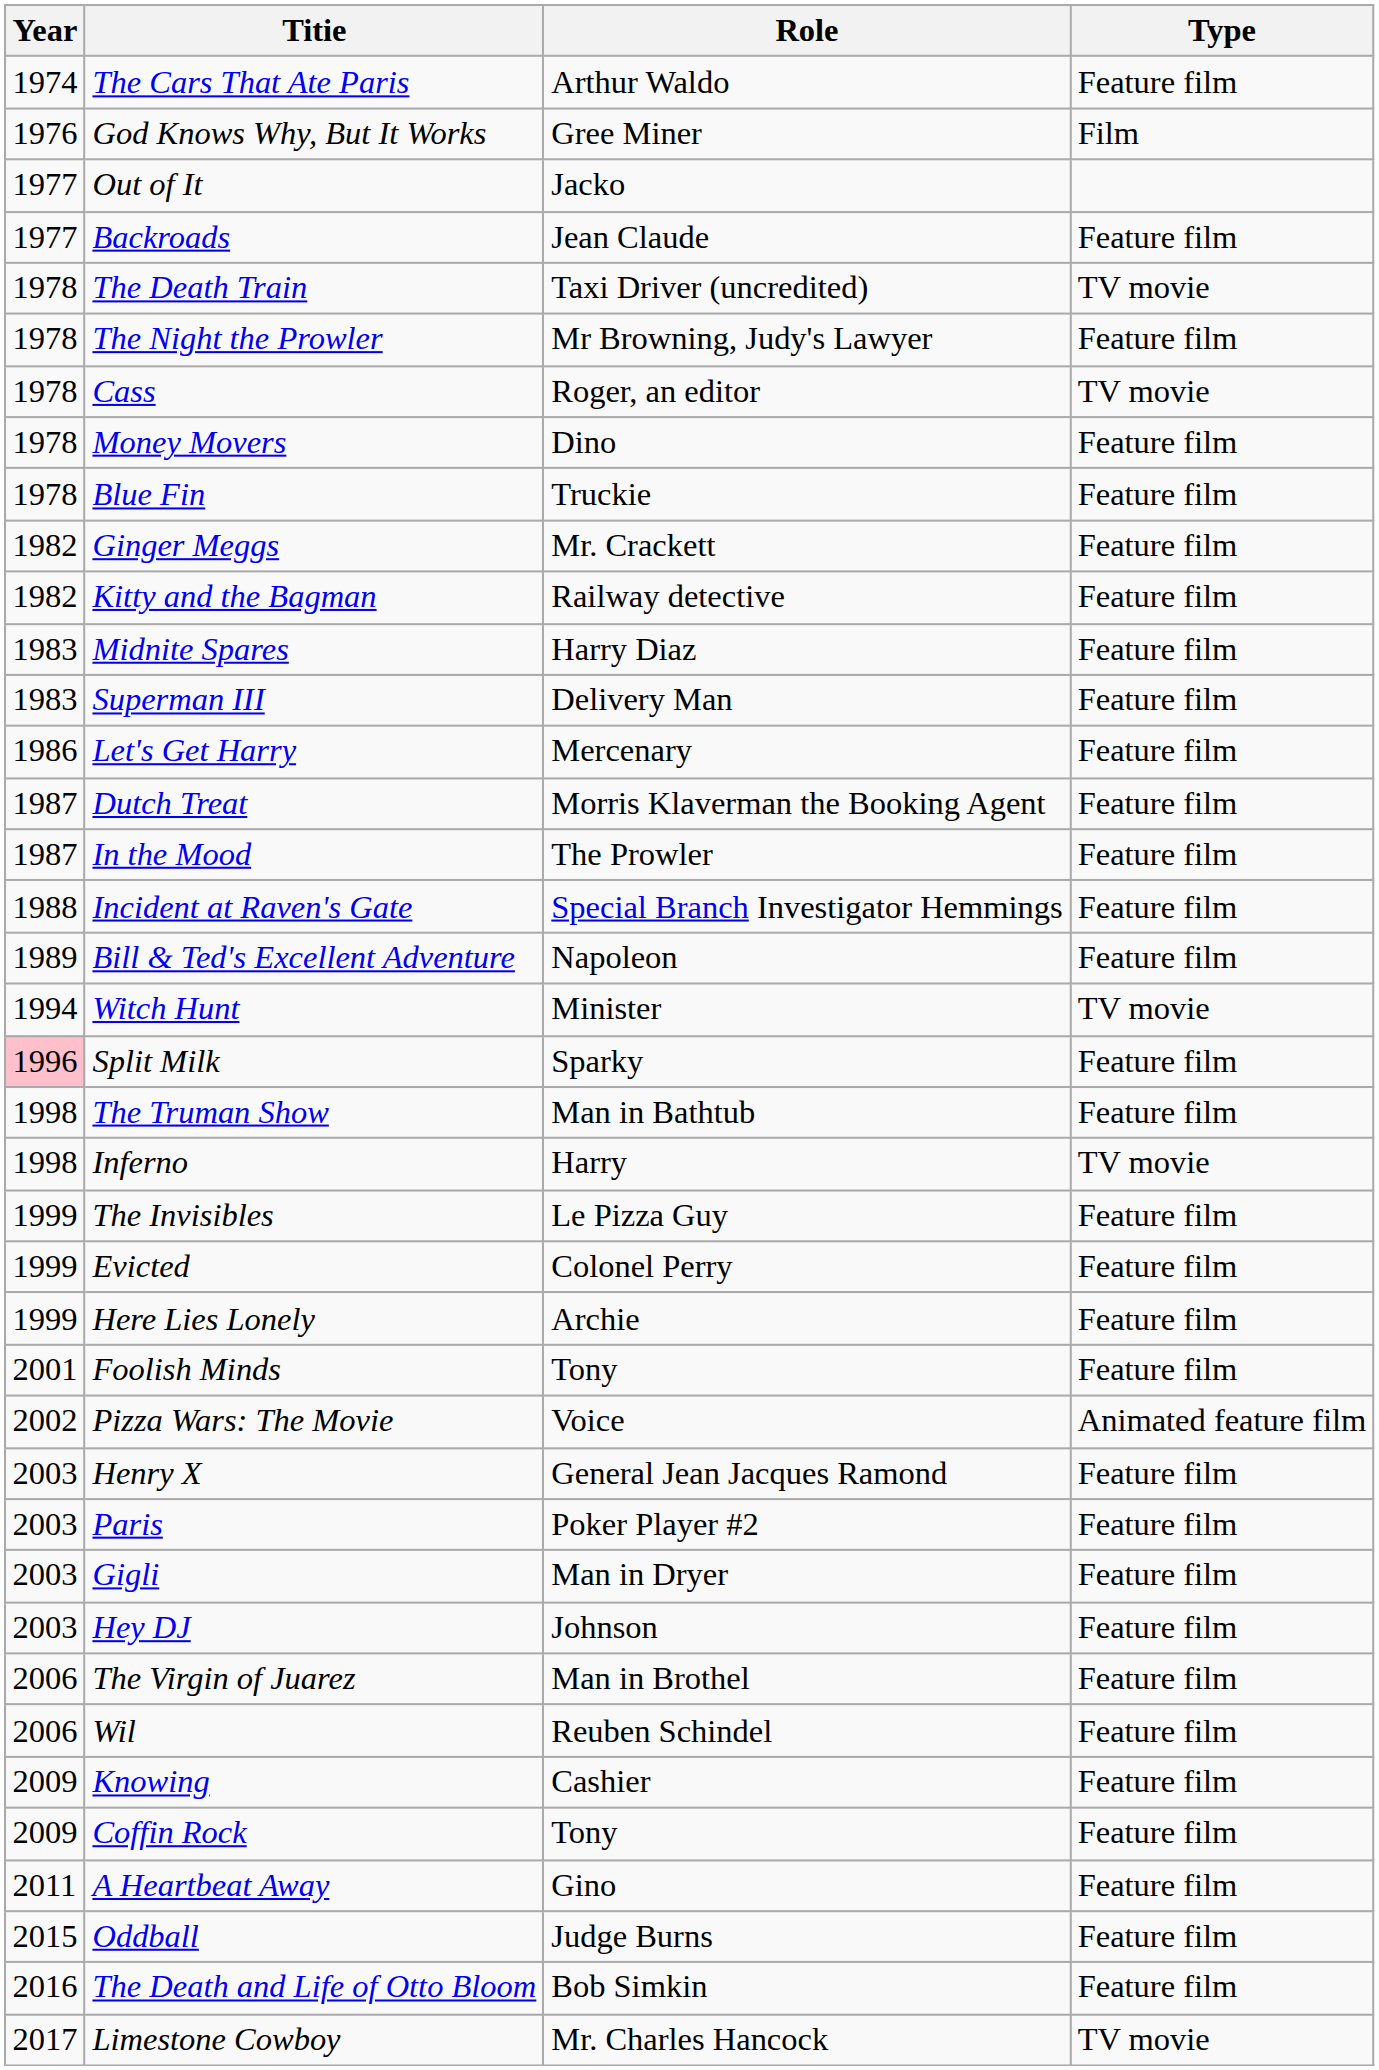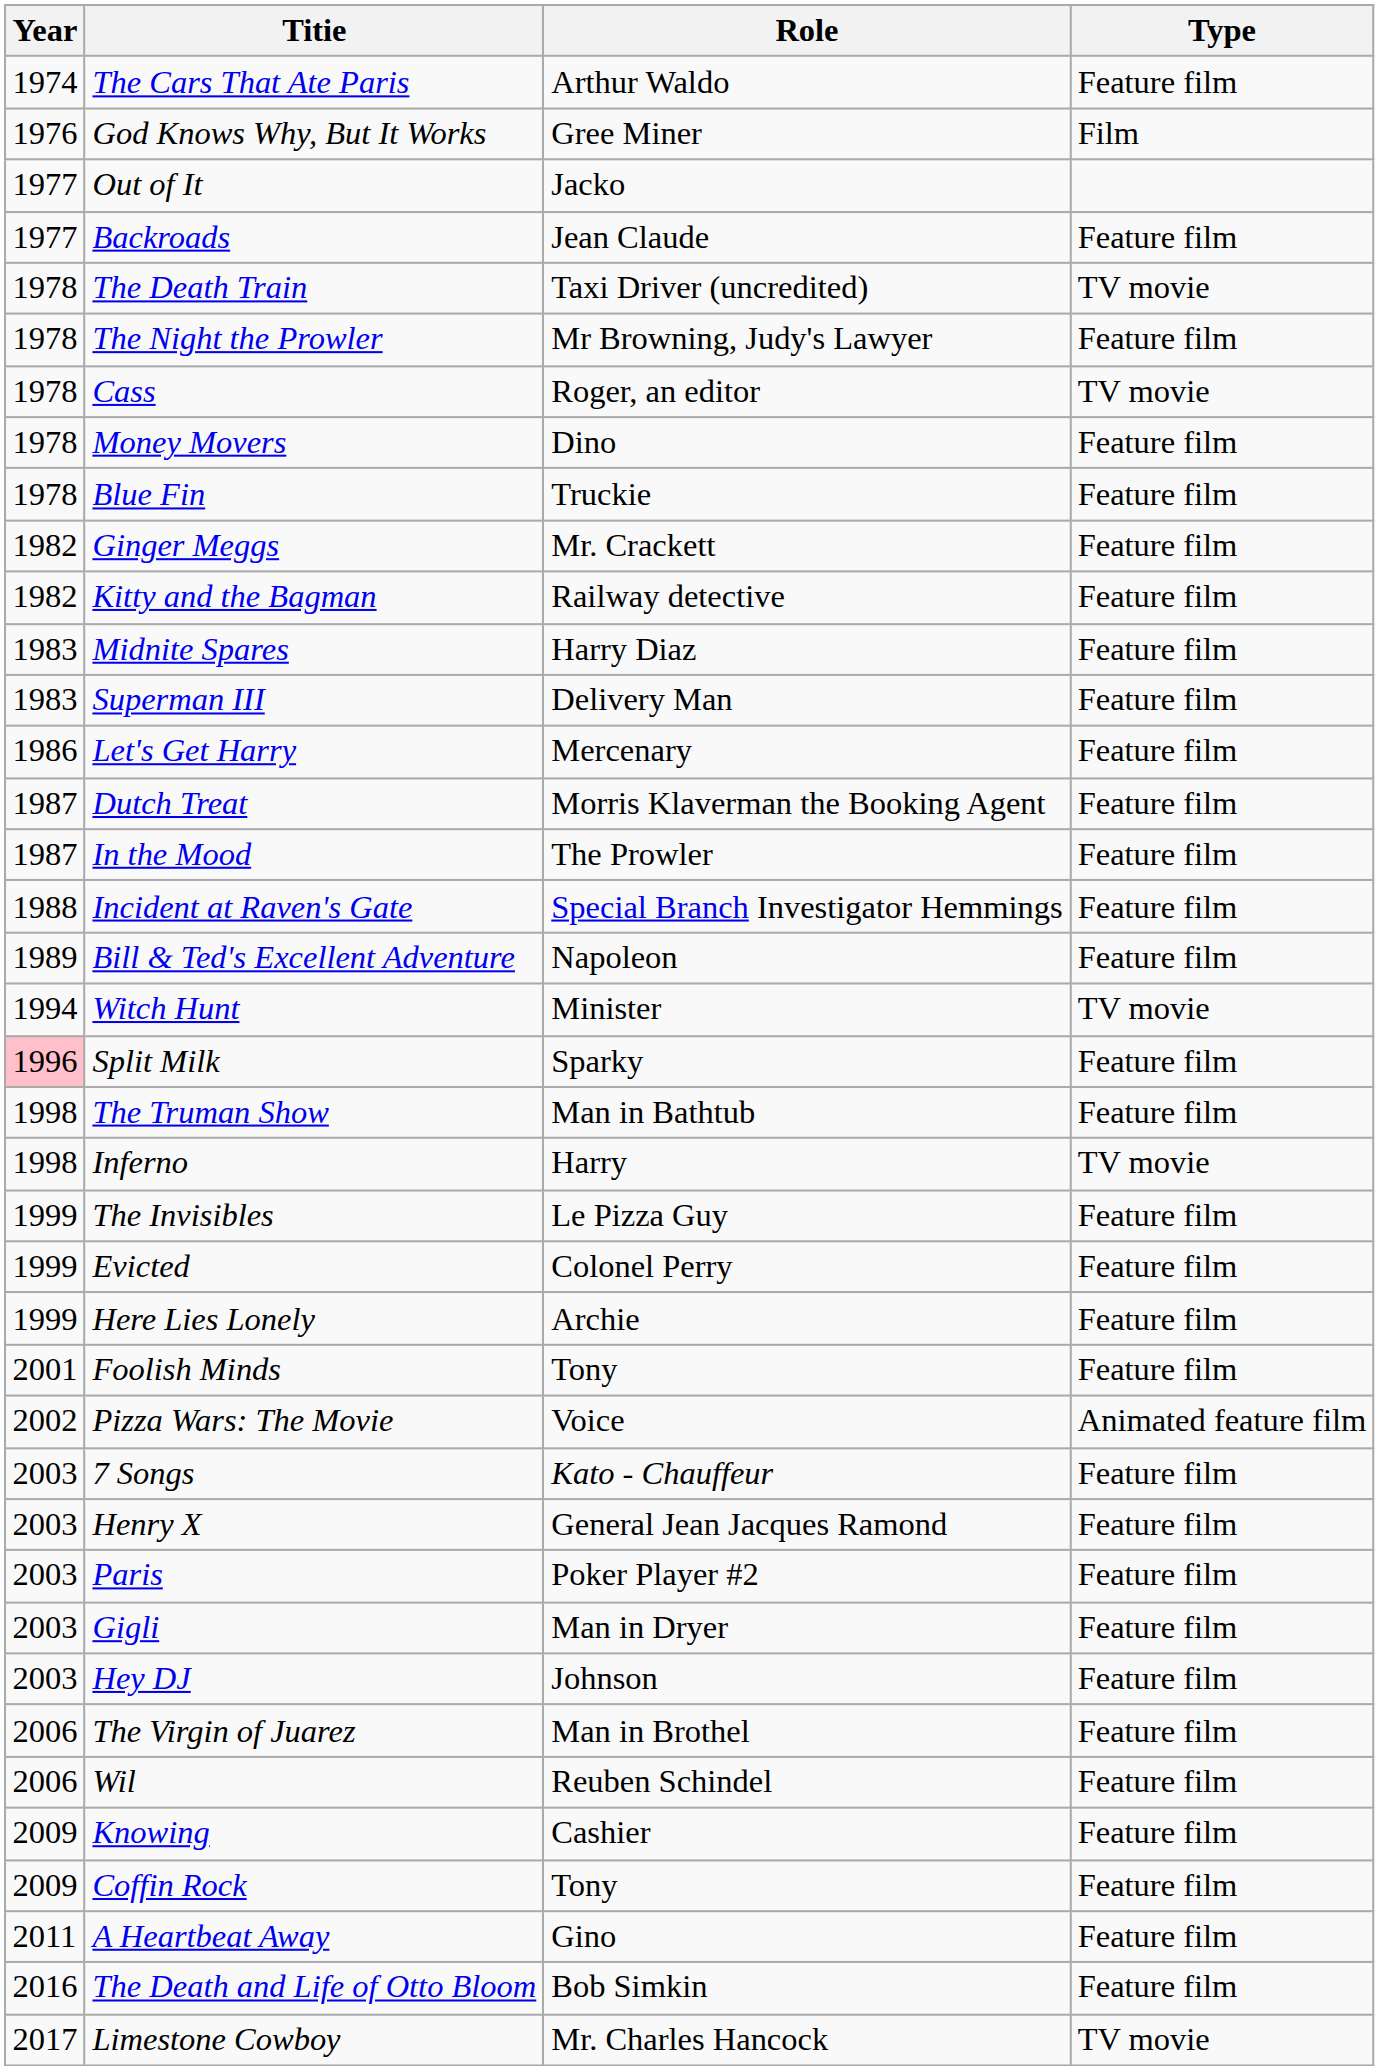+ row: (143, 1472)
- row: (146, 1936)
